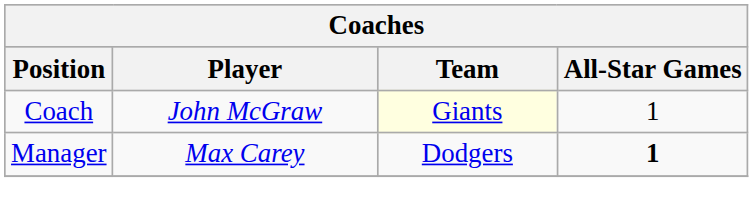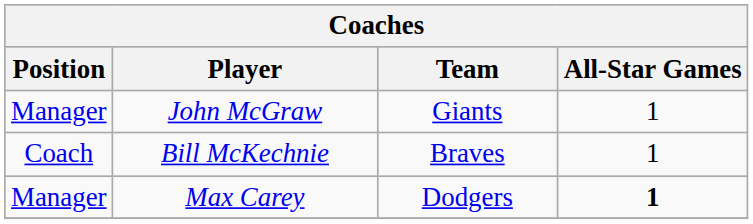(59, 111) Coach -> (59, 111) Manager
(467, 111) lightyellow background -> (467, 111) no background
+ row: (245, 153)
